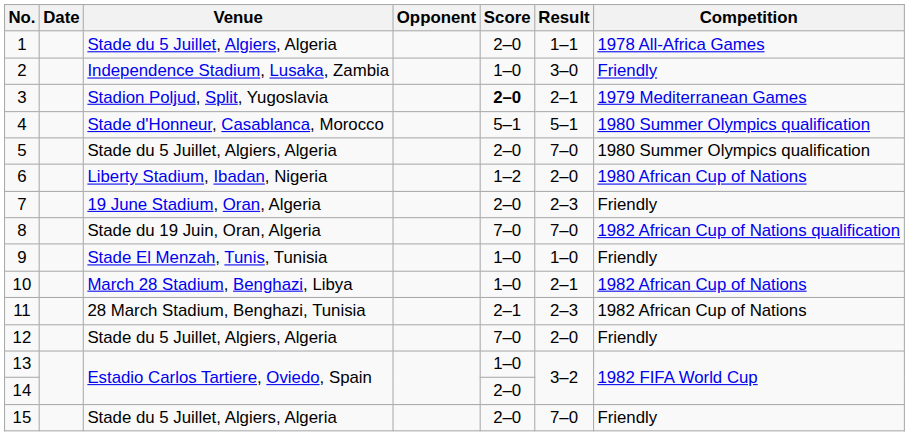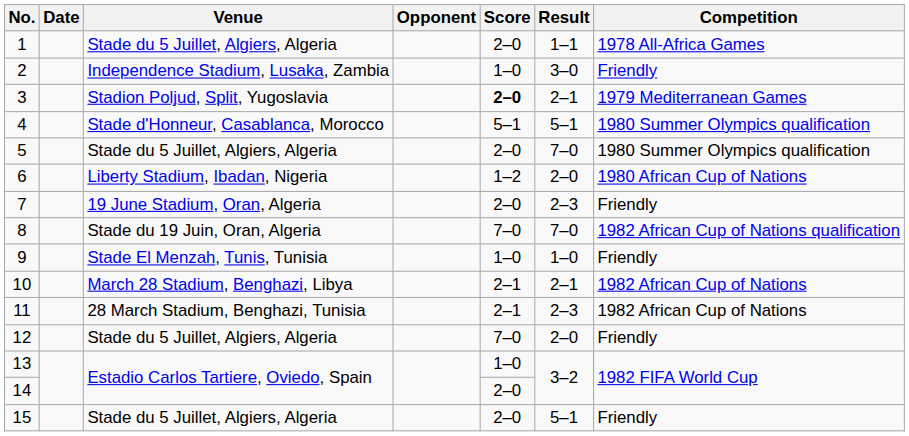(507, 284) 1–0 -> (507, 284) 2–1
(564, 417) 7–0 -> (564, 417) 5–1
